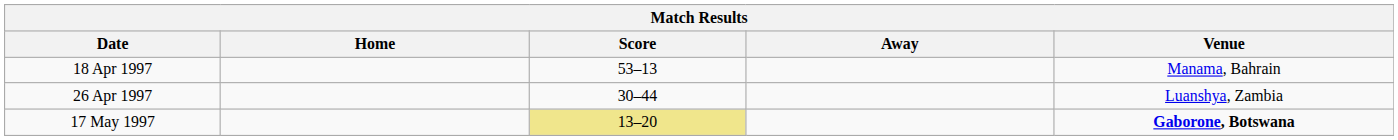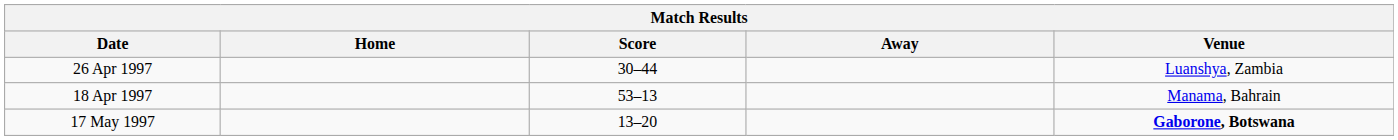rows swapped: (113, 70) <-> (113, 96)
(637, 122) khaki background -> (637, 122) no background
